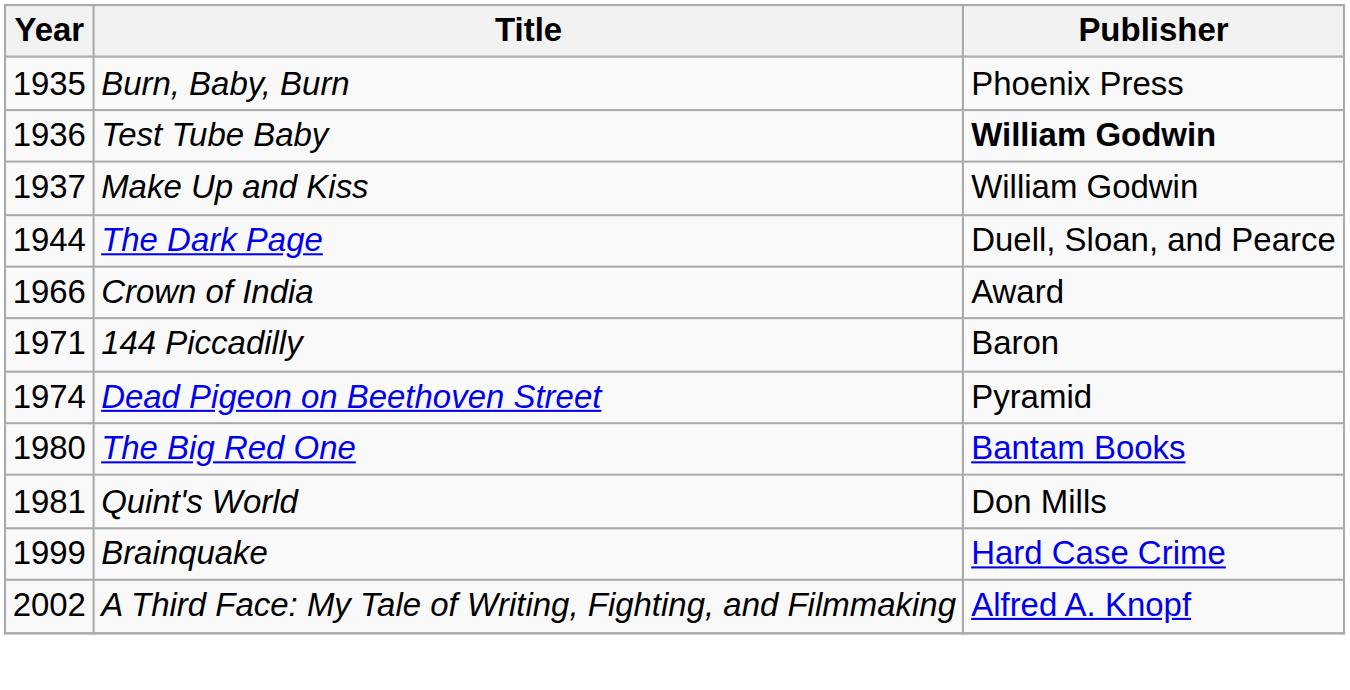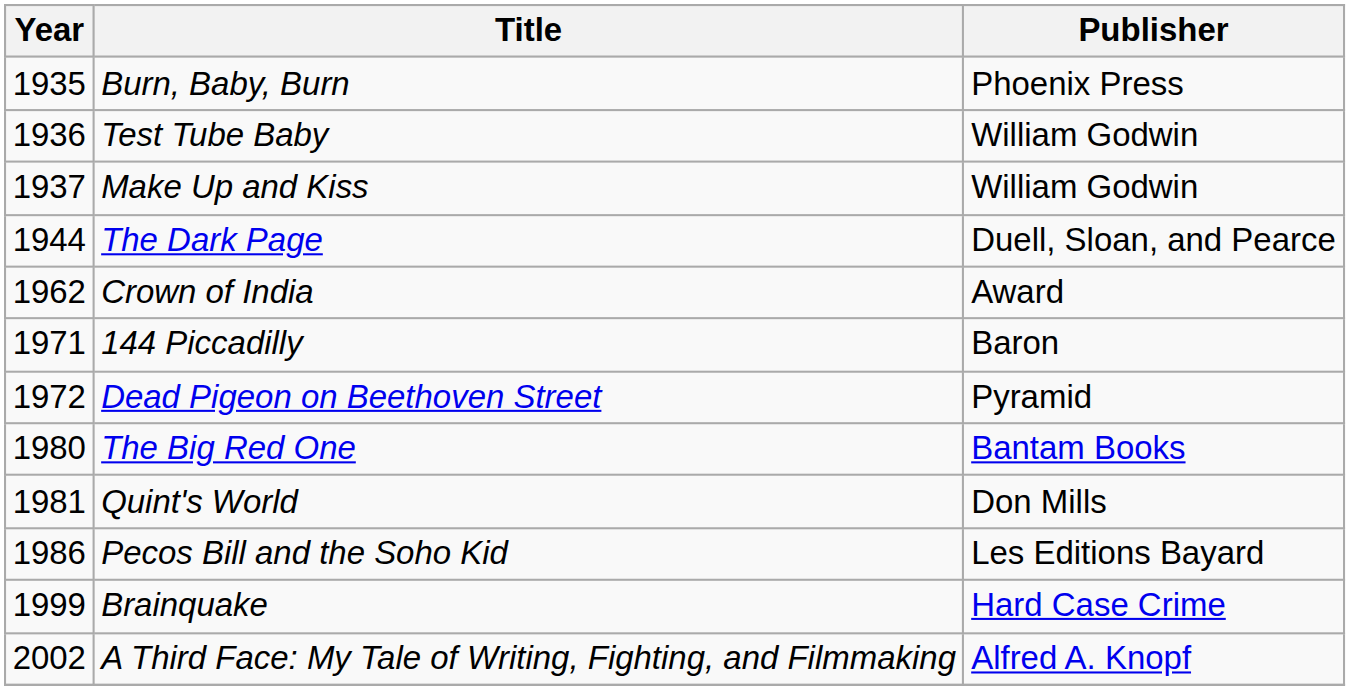(1094, 135) bold -> (1085, 135) normal
(49, 291) 1966 -> (49, 291) 1962
(49, 396) 1974 -> (49, 396) 1972
+ row: (305, 553)
